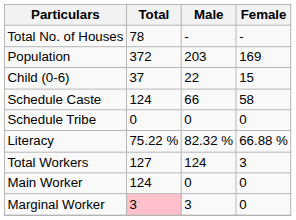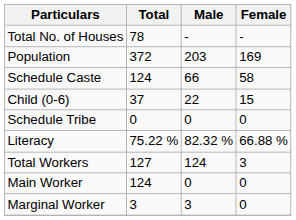rows swapped: (38, 78) <-> (54, 99)
(133, 204) pink background -> (133, 204) no background
